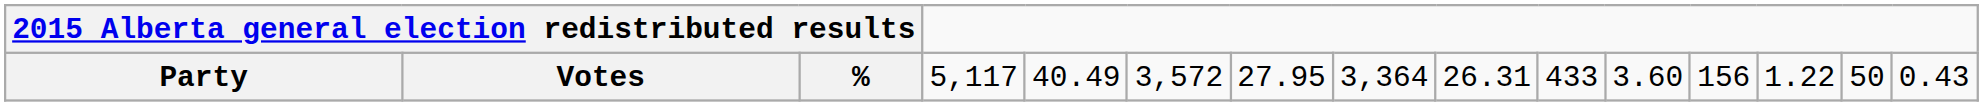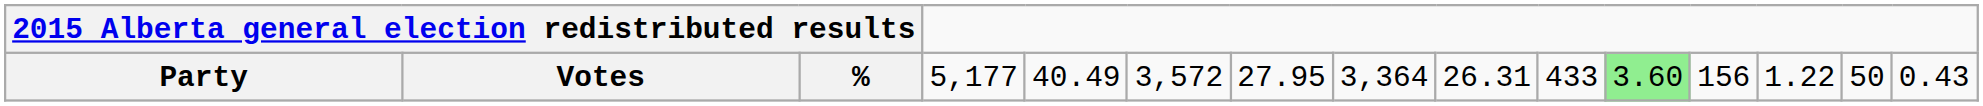(974, 77) 5,117 -> (974, 77) 5,177
(1648, 77) no background -> (1648, 77) lightgreen background
